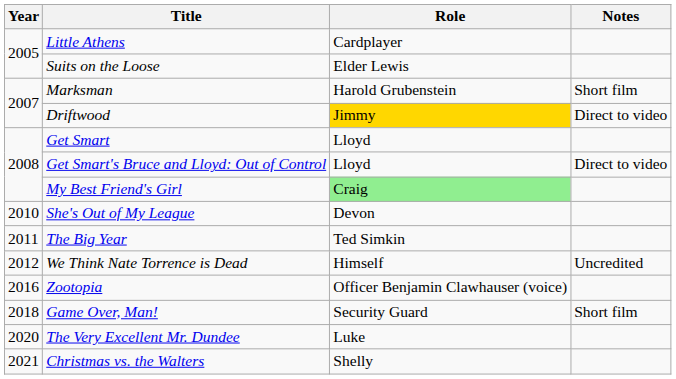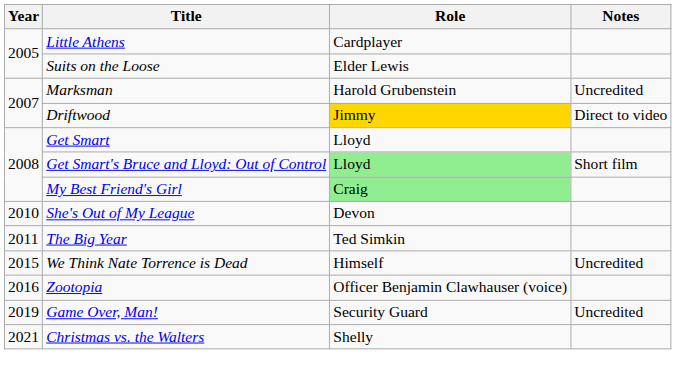(606, 90) Short film -> (609, 90) Uncredited
(352, 164) no background -> (352, 164) lightgreen background
(621, 164) Direct to video -> (606, 164) Short film
(24, 262) 2012 -> (24, 262) 2015
(24, 312) 2018 -> (24, 312) 2019
(606, 312) Short film -> (609, 312) Uncredited
- row: (143, 336)
